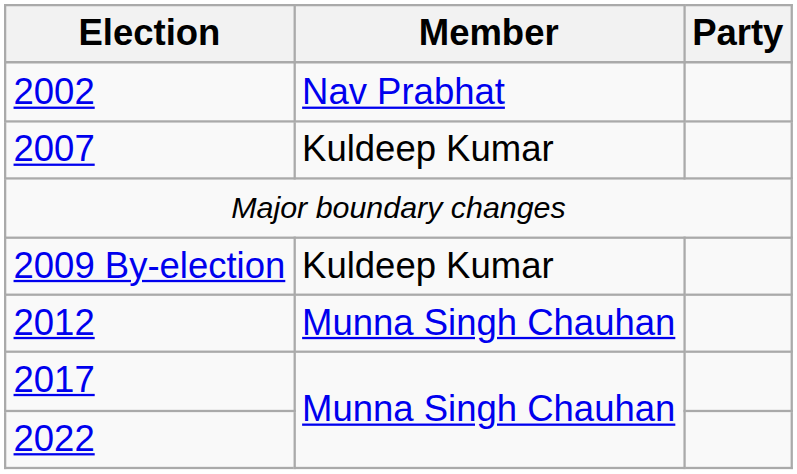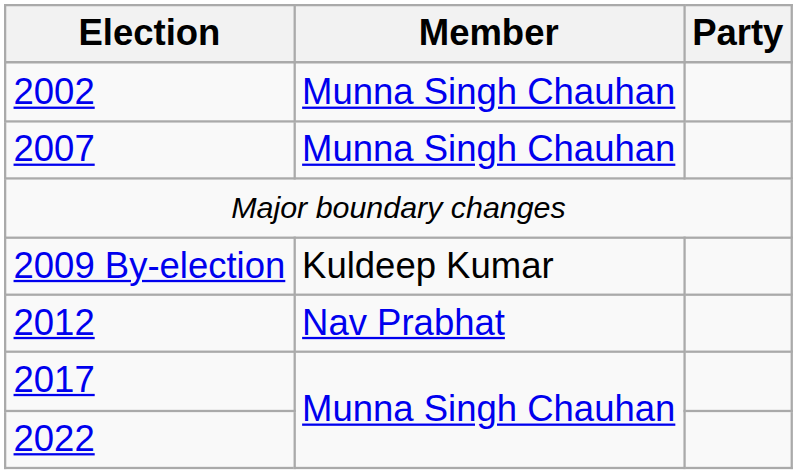(403, 91) Nav Prabhat -> (489, 91) Munna Singh Chauhan
(428, 149) Kuldeep Kumar -> (489, 149) Munna Singh Chauhan
(489, 322) Munna Singh Chauhan -> (403, 322) Nav Prabhat
